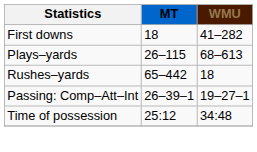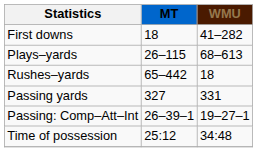+ row: (48, 95)
